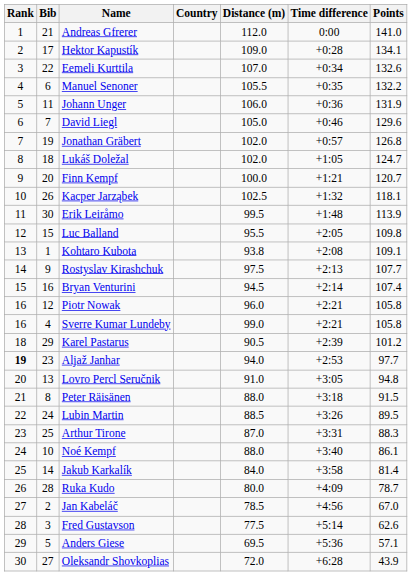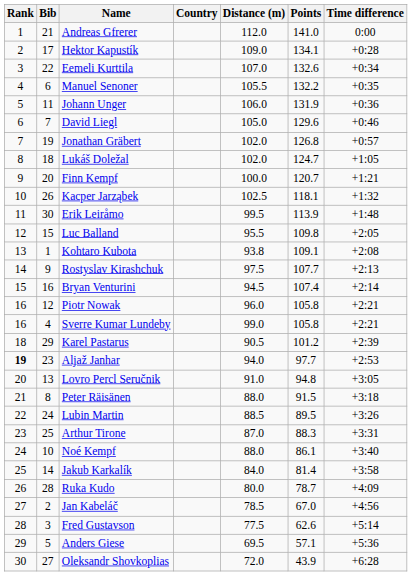columns swapped: (388, 13) <-> (329, 13)
